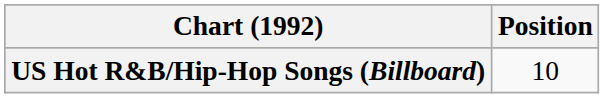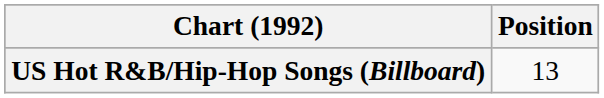(545, 69) 10 -> (545, 69) 13
